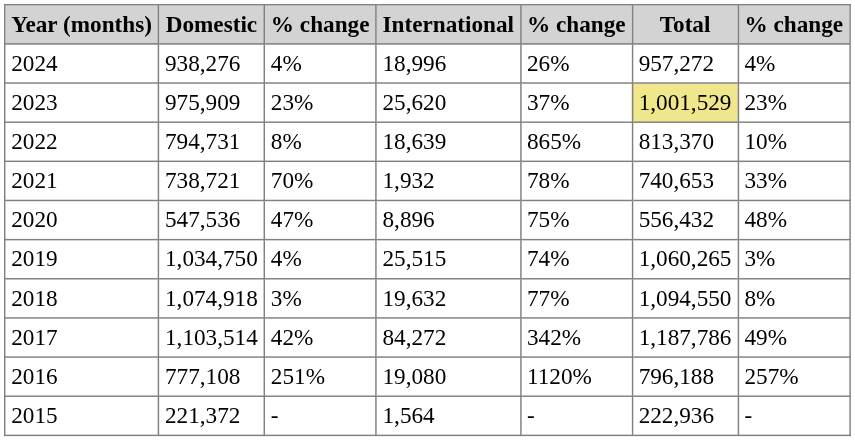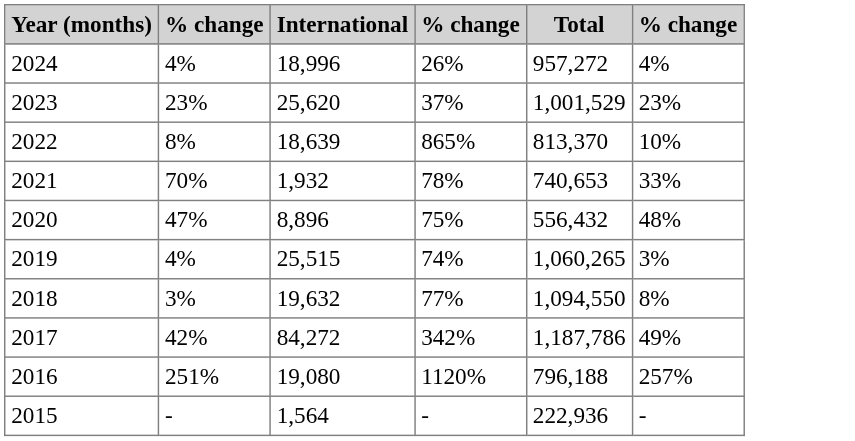- column: (211, 24)
(685, 102) khaki background -> (579, 102) no background
